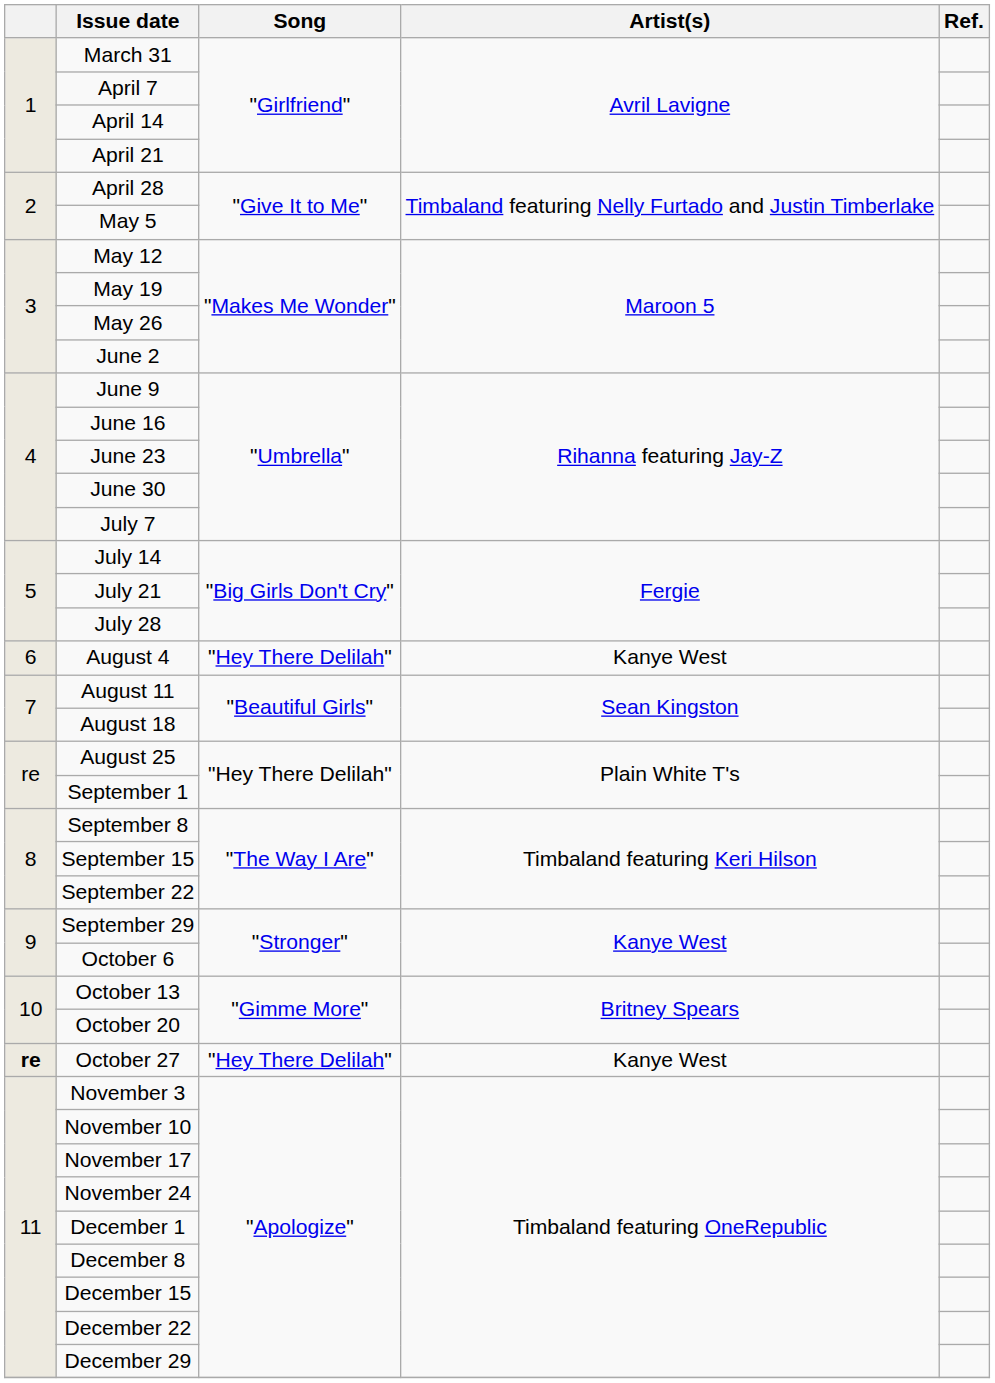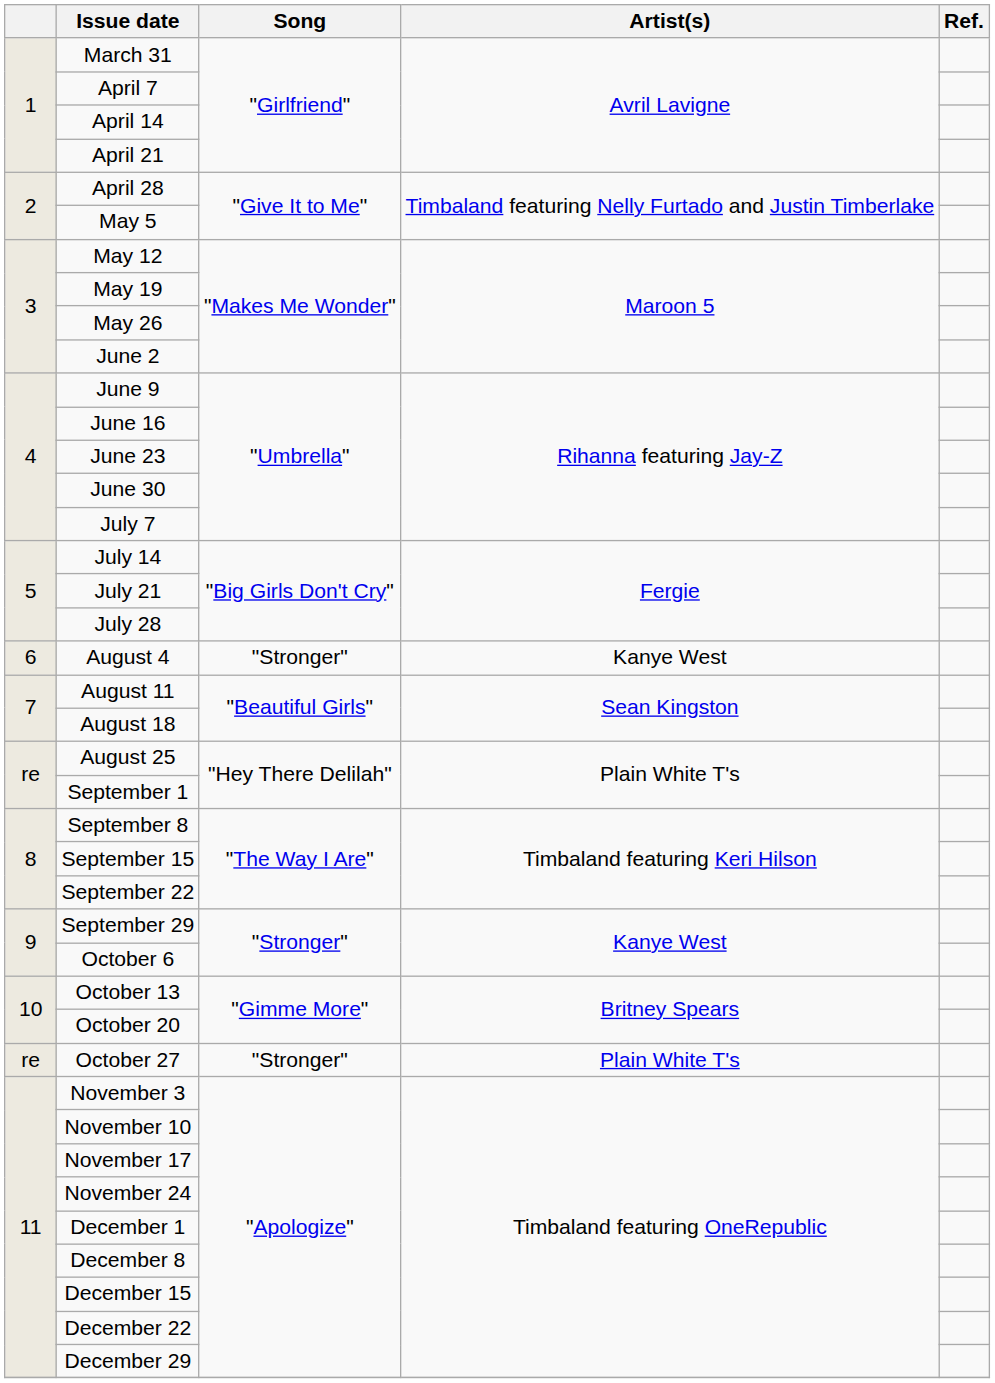(300, 657) "Hey There Delilah" -> (300, 657) "Stronger"
(31, 1059) bold -> (31, 1059) normal
(300, 1059) "Hey There Delilah" -> (300, 1059) "Stronger"
(670, 1059) Kanye West -> (670, 1059) Plain White T's
